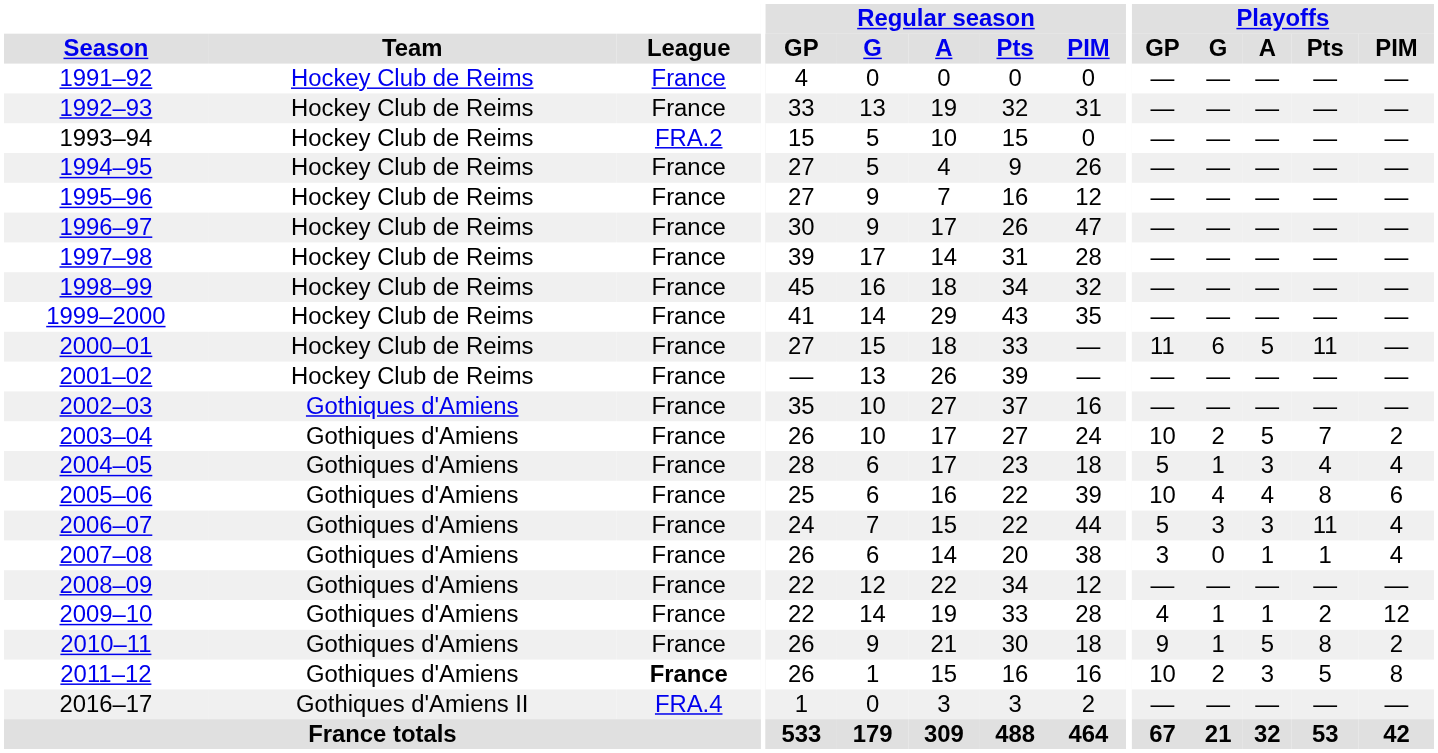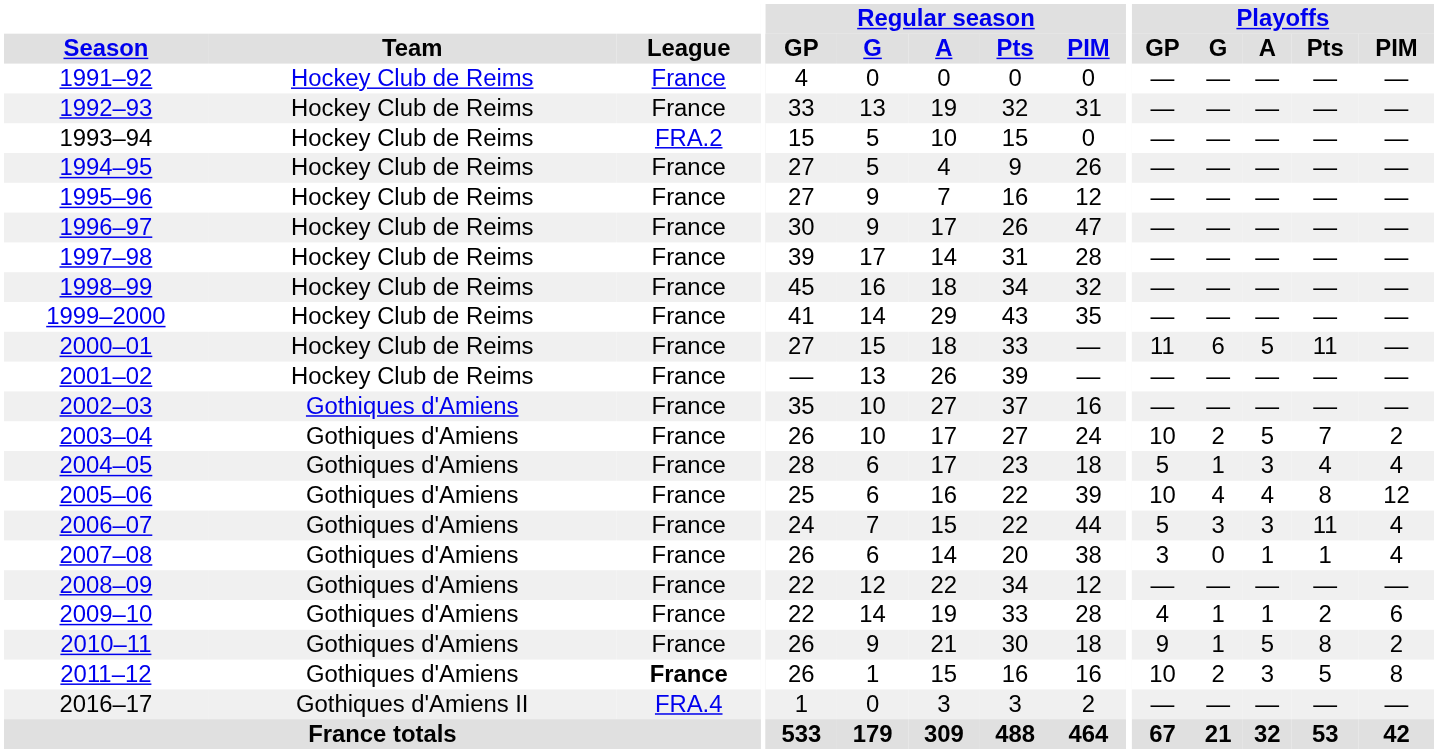(1396, 495) 6 -> (1397, 495) 12
(1397, 614) 12 -> (1396, 614) 6
